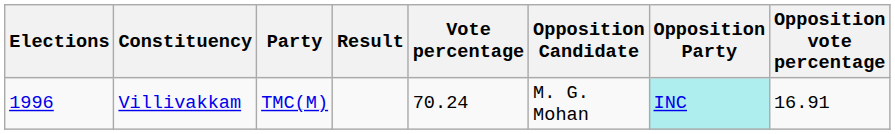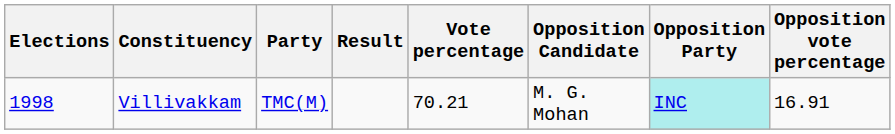(31, 104) 1996 -> (31, 104) 1998
(441, 104) 70.24 -> (441, 104) 70.21
